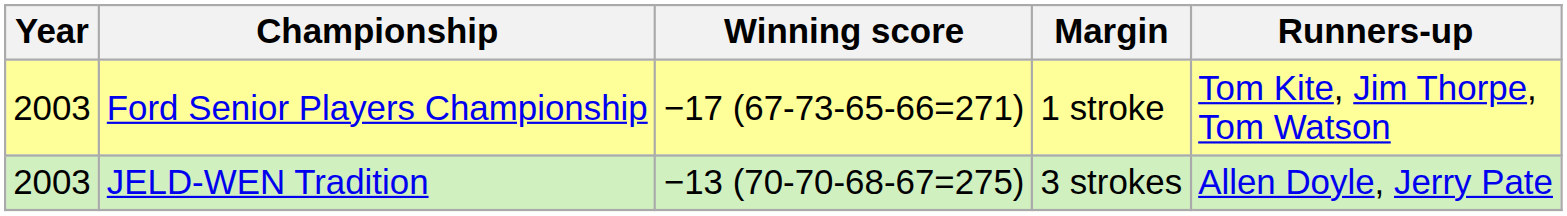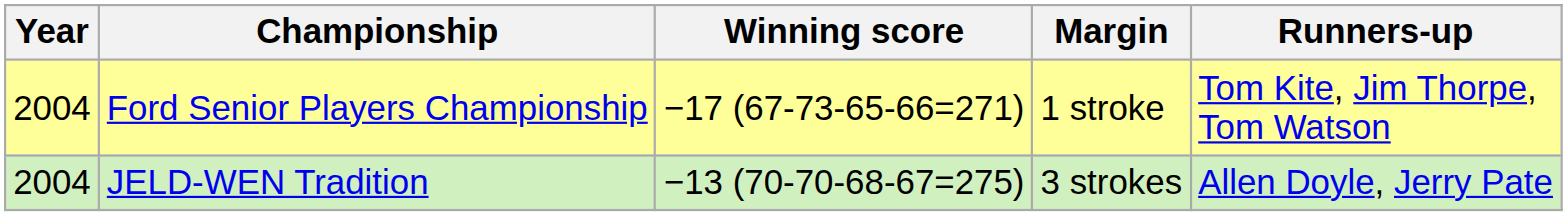(52, 107) 2003 -> (52, 107) 2004
(52, 182) 2003 -> (52, 182) 2004
